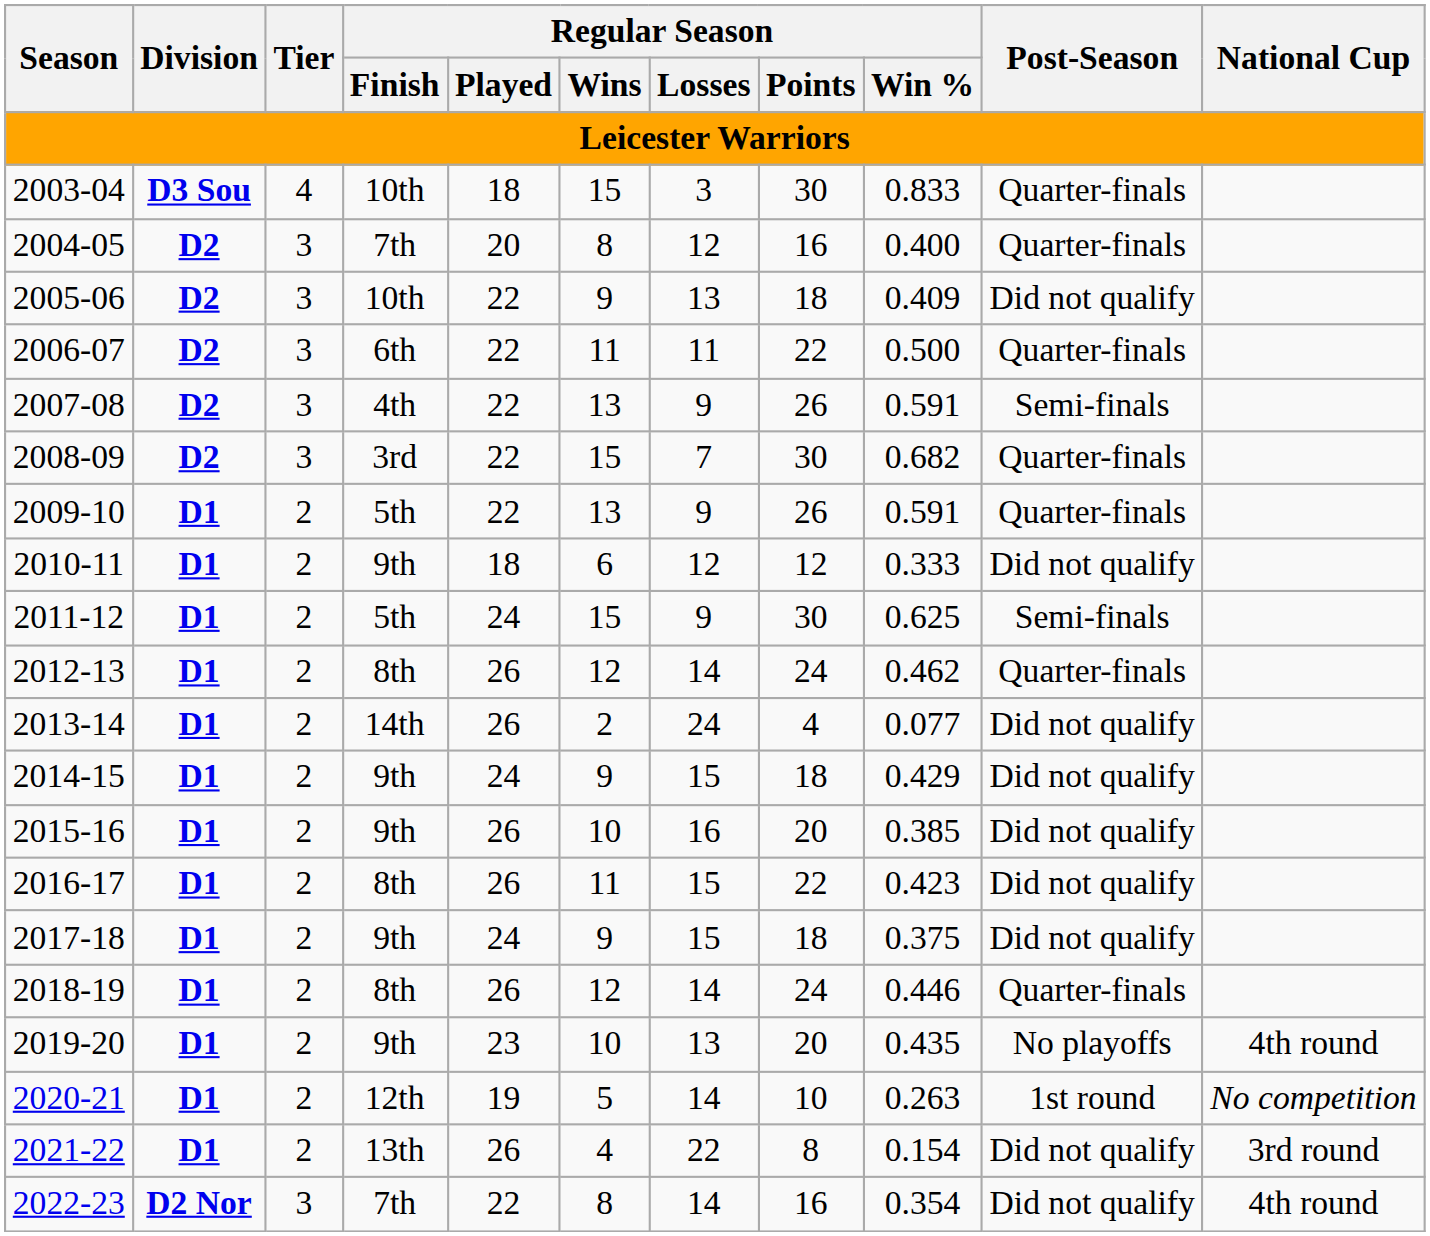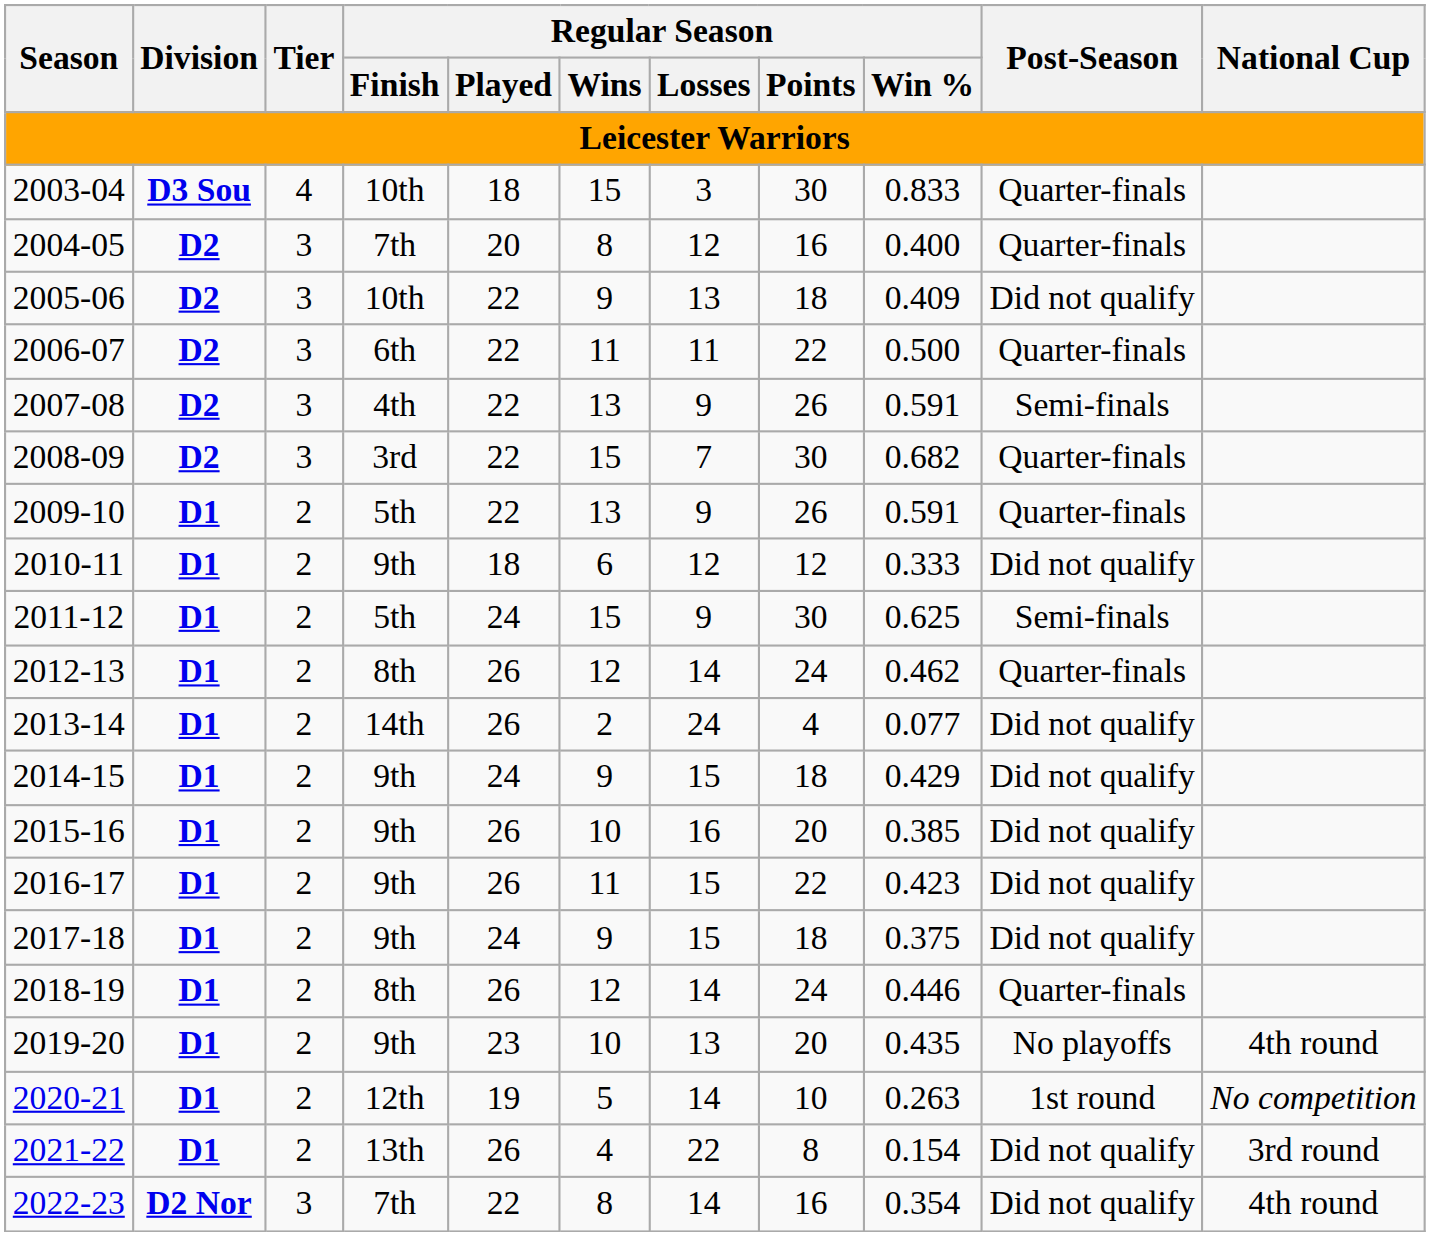(395, 883) 8th -> (395, 883) 9th
